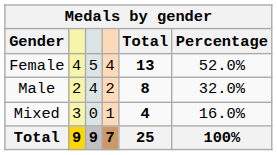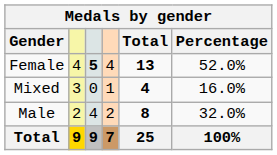(93, 66) normal -> (93, 66) bold
rows swapped: (37, 90) <-> (37, 114)
